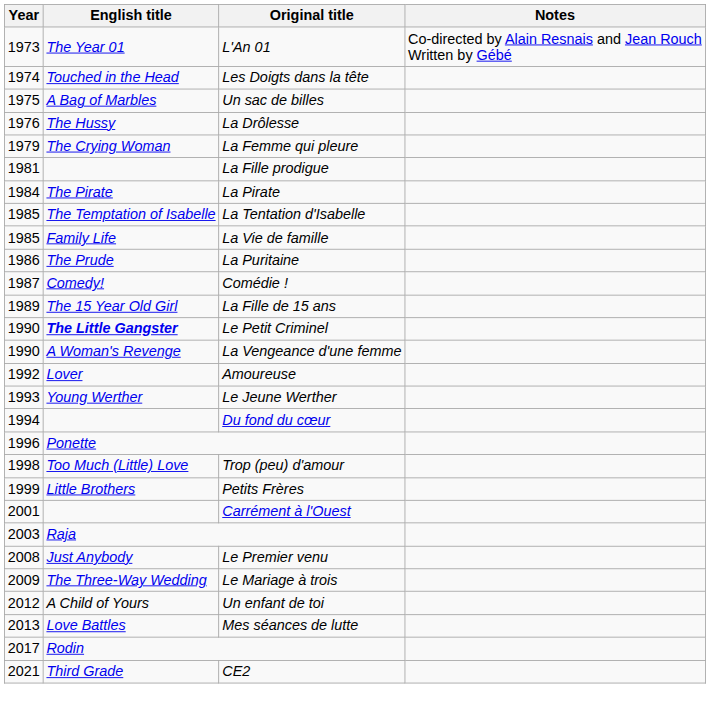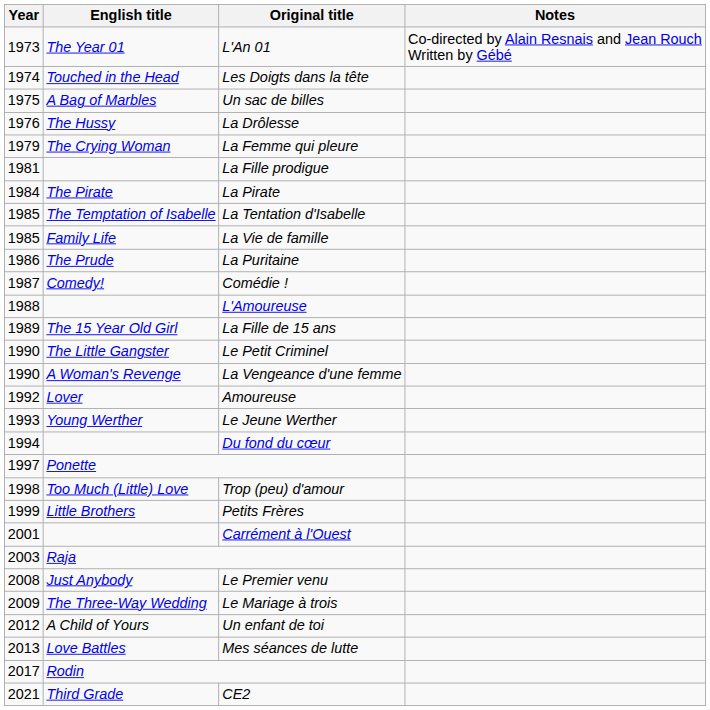+ row: (264, 306)
(112, 329) bold -> (108, 351) normal
(24, 443) 1996 -> (24, 466) 1997
